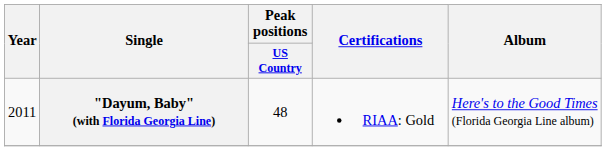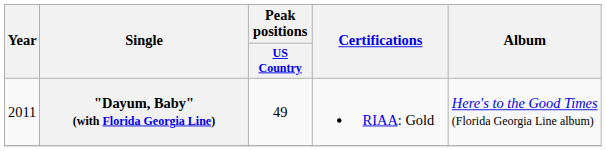(280, 111) 48 -> (280, 111) 49
